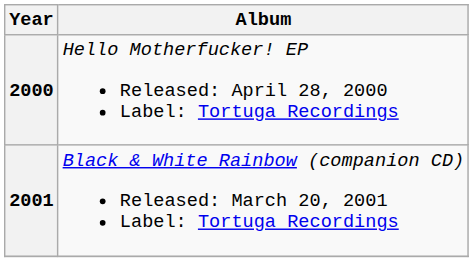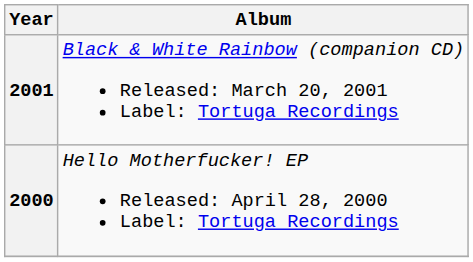rows swapped: (31, 90) <-> (31, 201)
